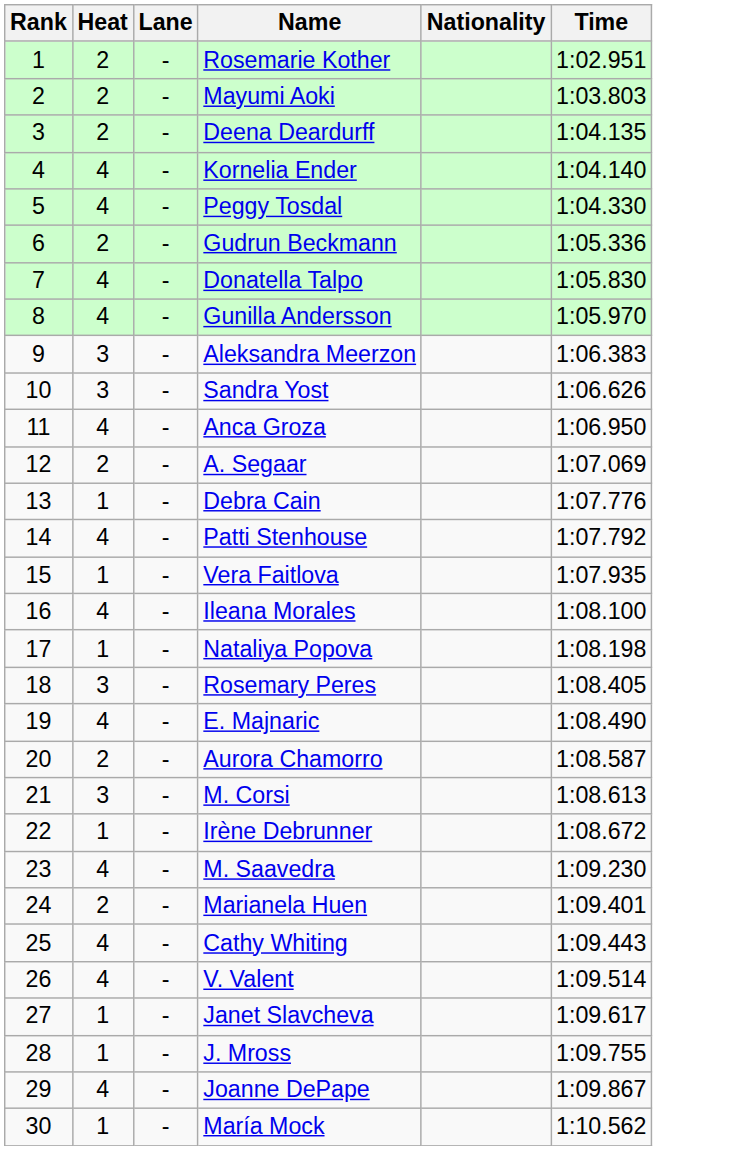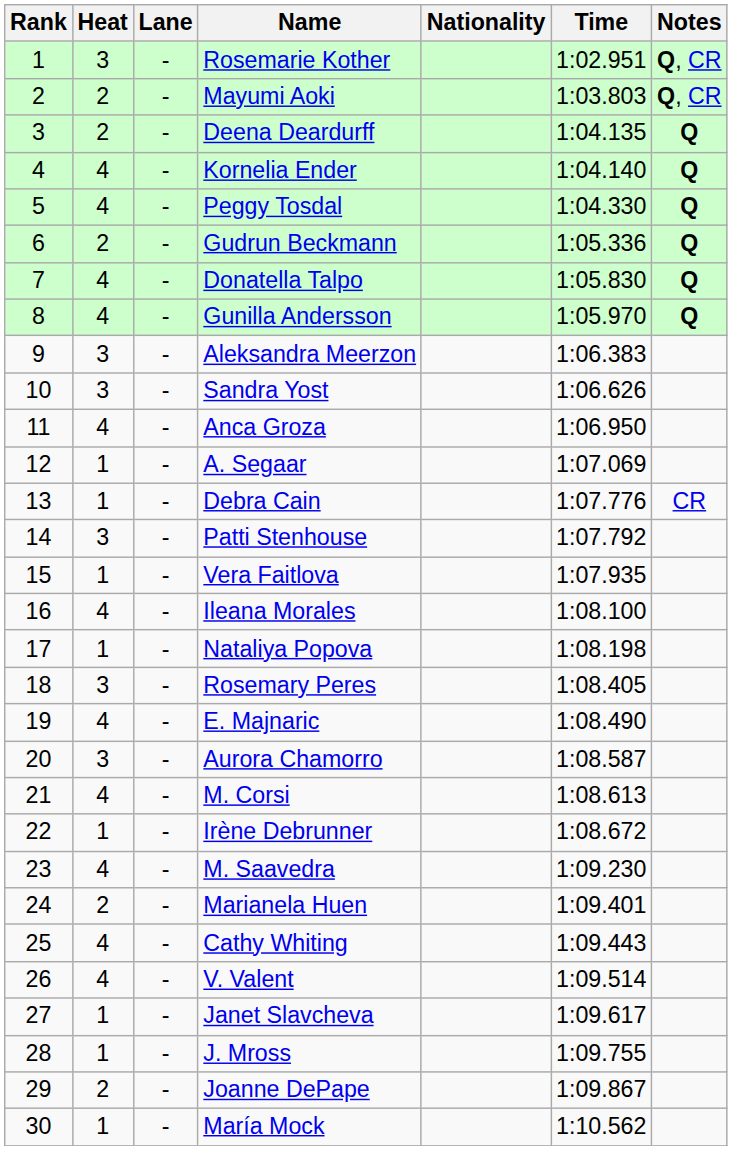+ column: (689, 22)
(103, 59) 2 -> (103, 59) 3
(103, 464) 2 -> (103, 464) 1
(103, 538) 4 -> (103, 538) 3
(103, 758) 2 -> (103, 758) 3
(103, 795) 3 -> (103, 795) 4
(103, 1089) 4 -> (103, 1089) 2
